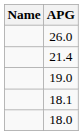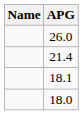- row: (61, 78)
